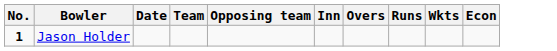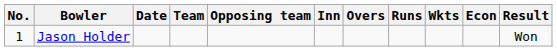+ column: (526, 15)
(19, 36) bold -> (19, 36) normal
